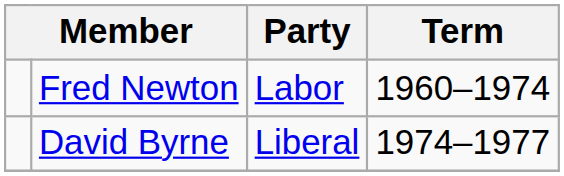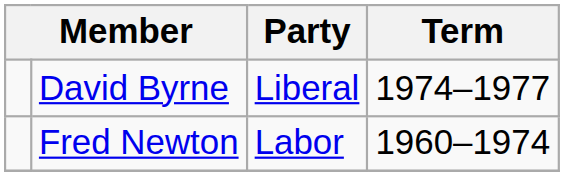rows swapped: (139, 87) <-> (134, 142)
